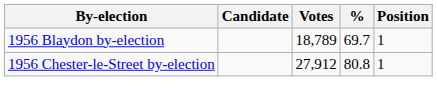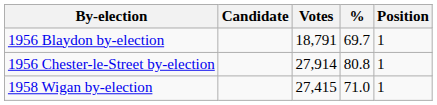(316, 40) 18,789 -> (316, 40) 18,791
(316, 64) 27,912 -> (316, 64) 27,914
+ row: (80, 87)
